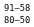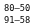rows swapped: (17, 20) <-> (17, 8)
